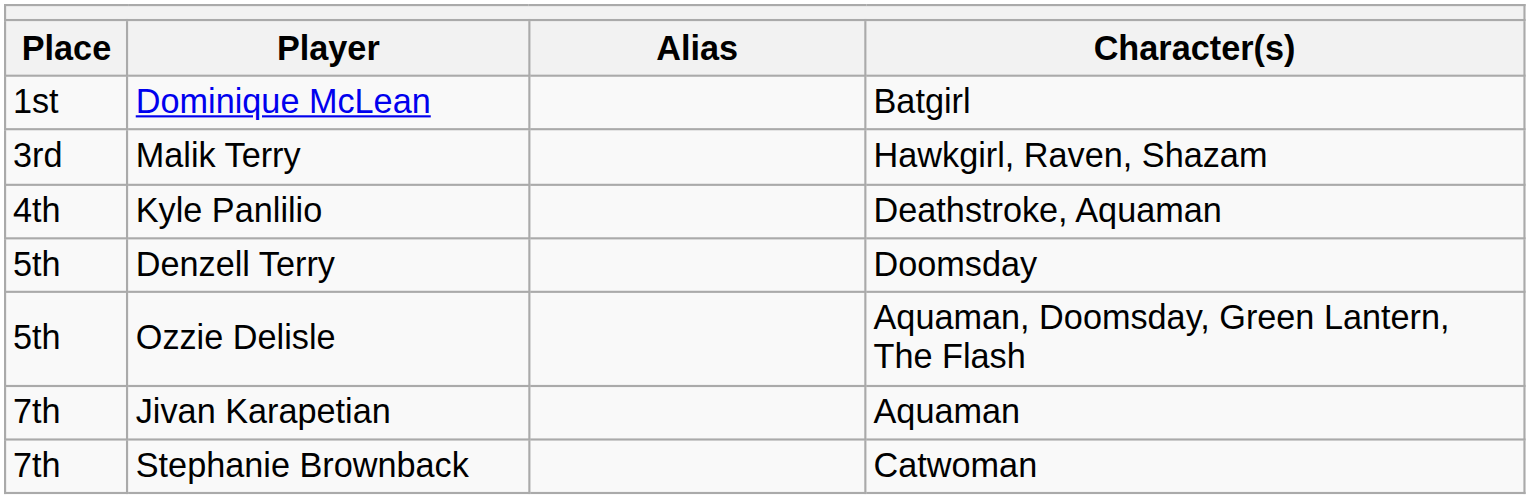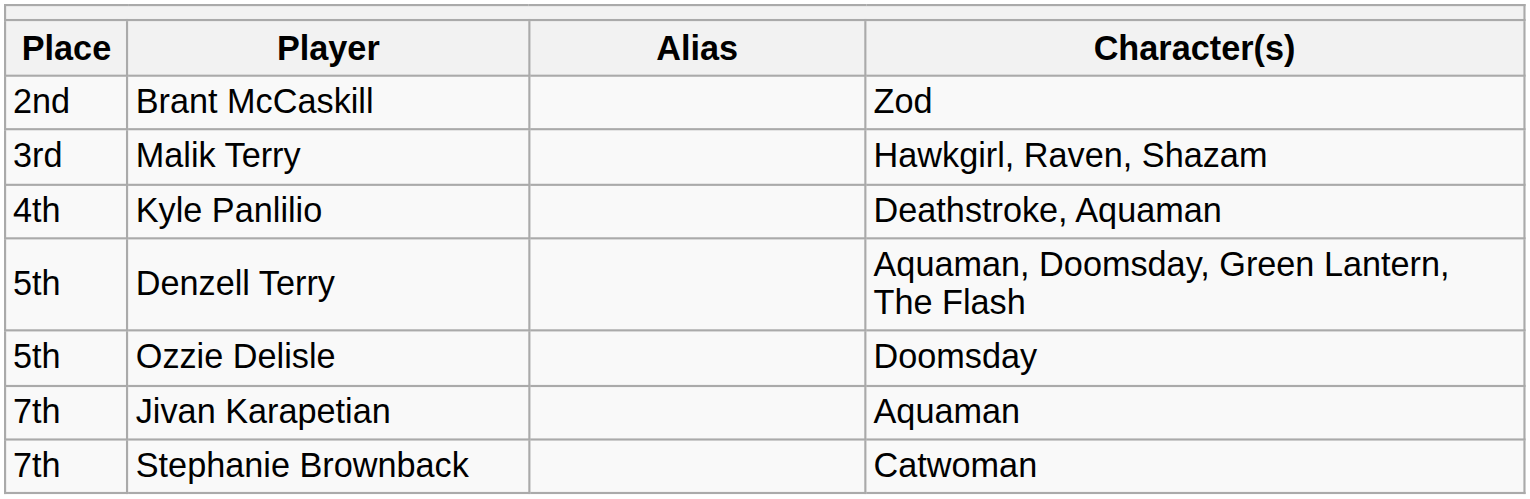- row: (283, 101)
+ row: (255, 101)
(955, 264) Doomsday -> (1162, 283) Aquaman, Doomsday, Green Lantern, The Flash
(1162, 338) Aquaman, Doomsday, Green Lantern, The Flash -> (955, 357) Doomsday
